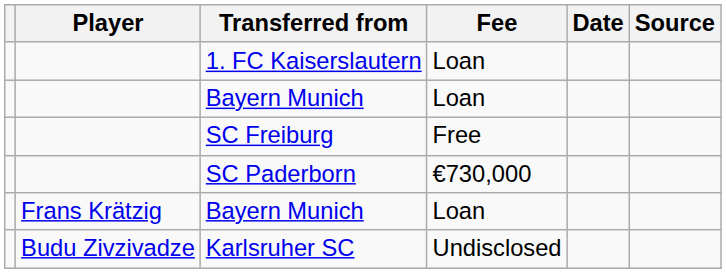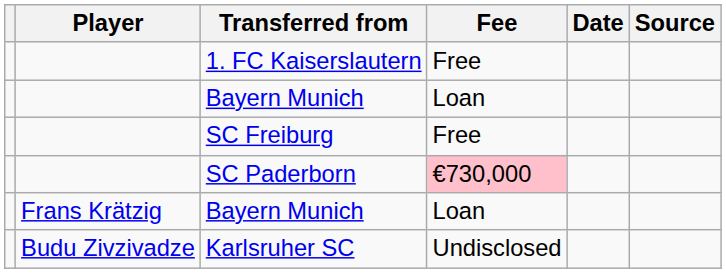(459, 60) Loan -> (457, 60) Free
(482, 173) no background -> (482, 173) pink background
